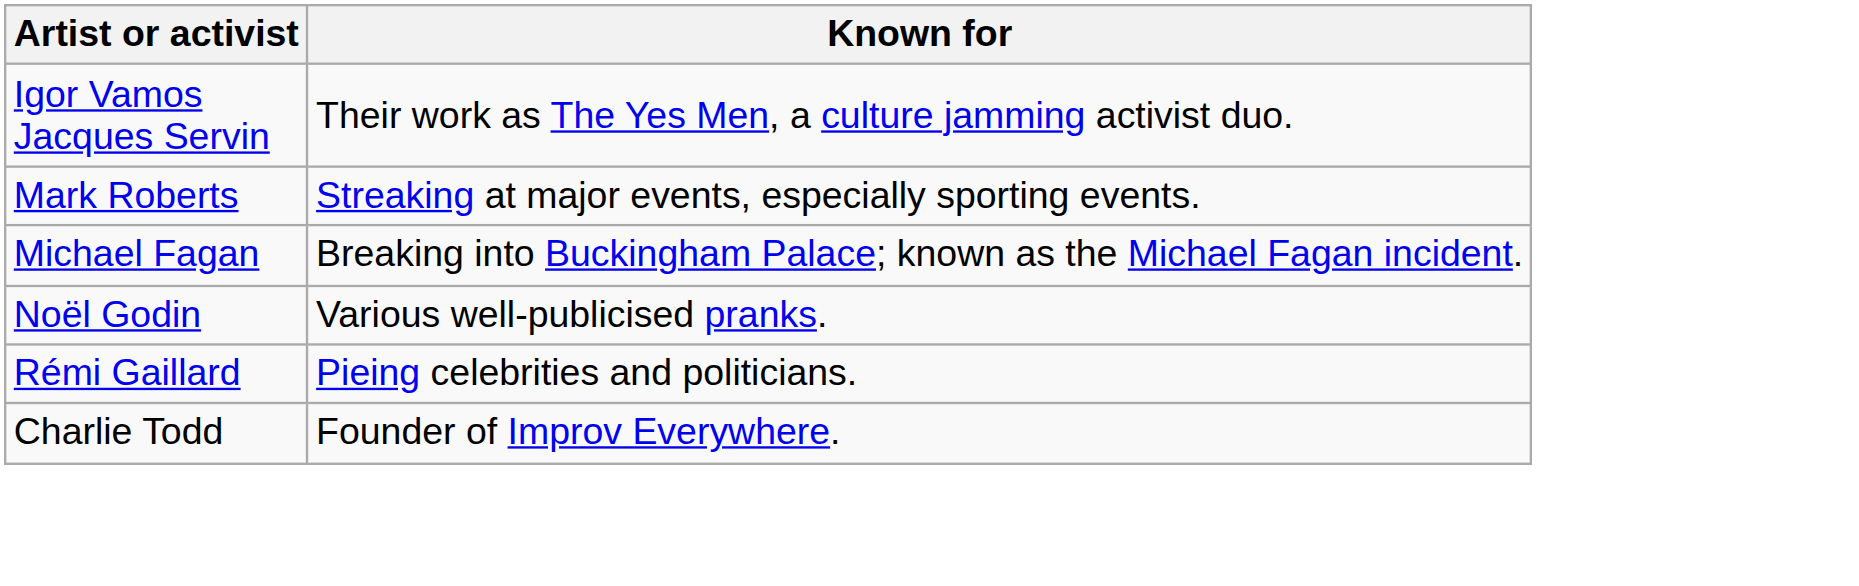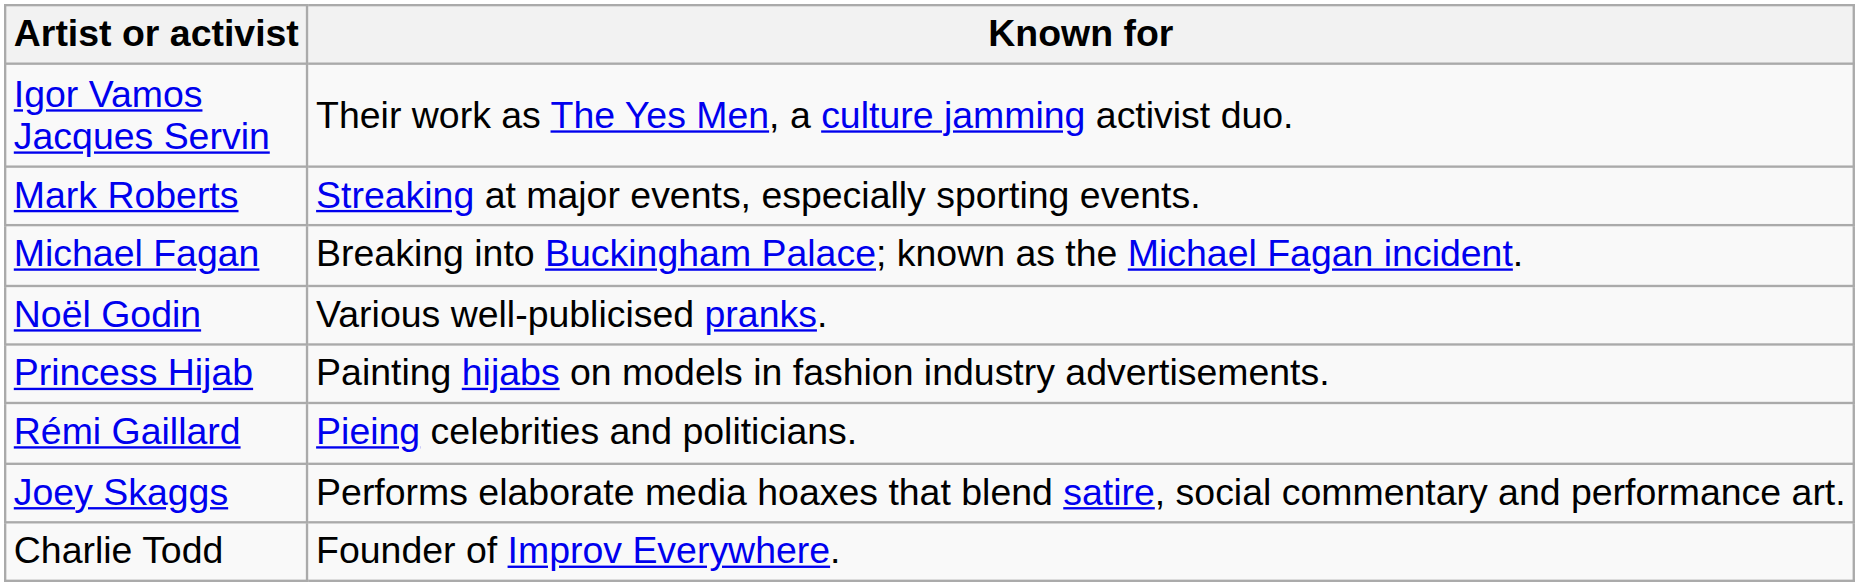+ row: (133, 373)
+ row: (121, 491)
